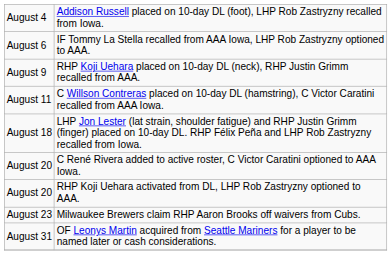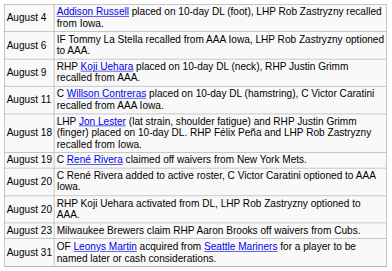+ row: (182, 160)
